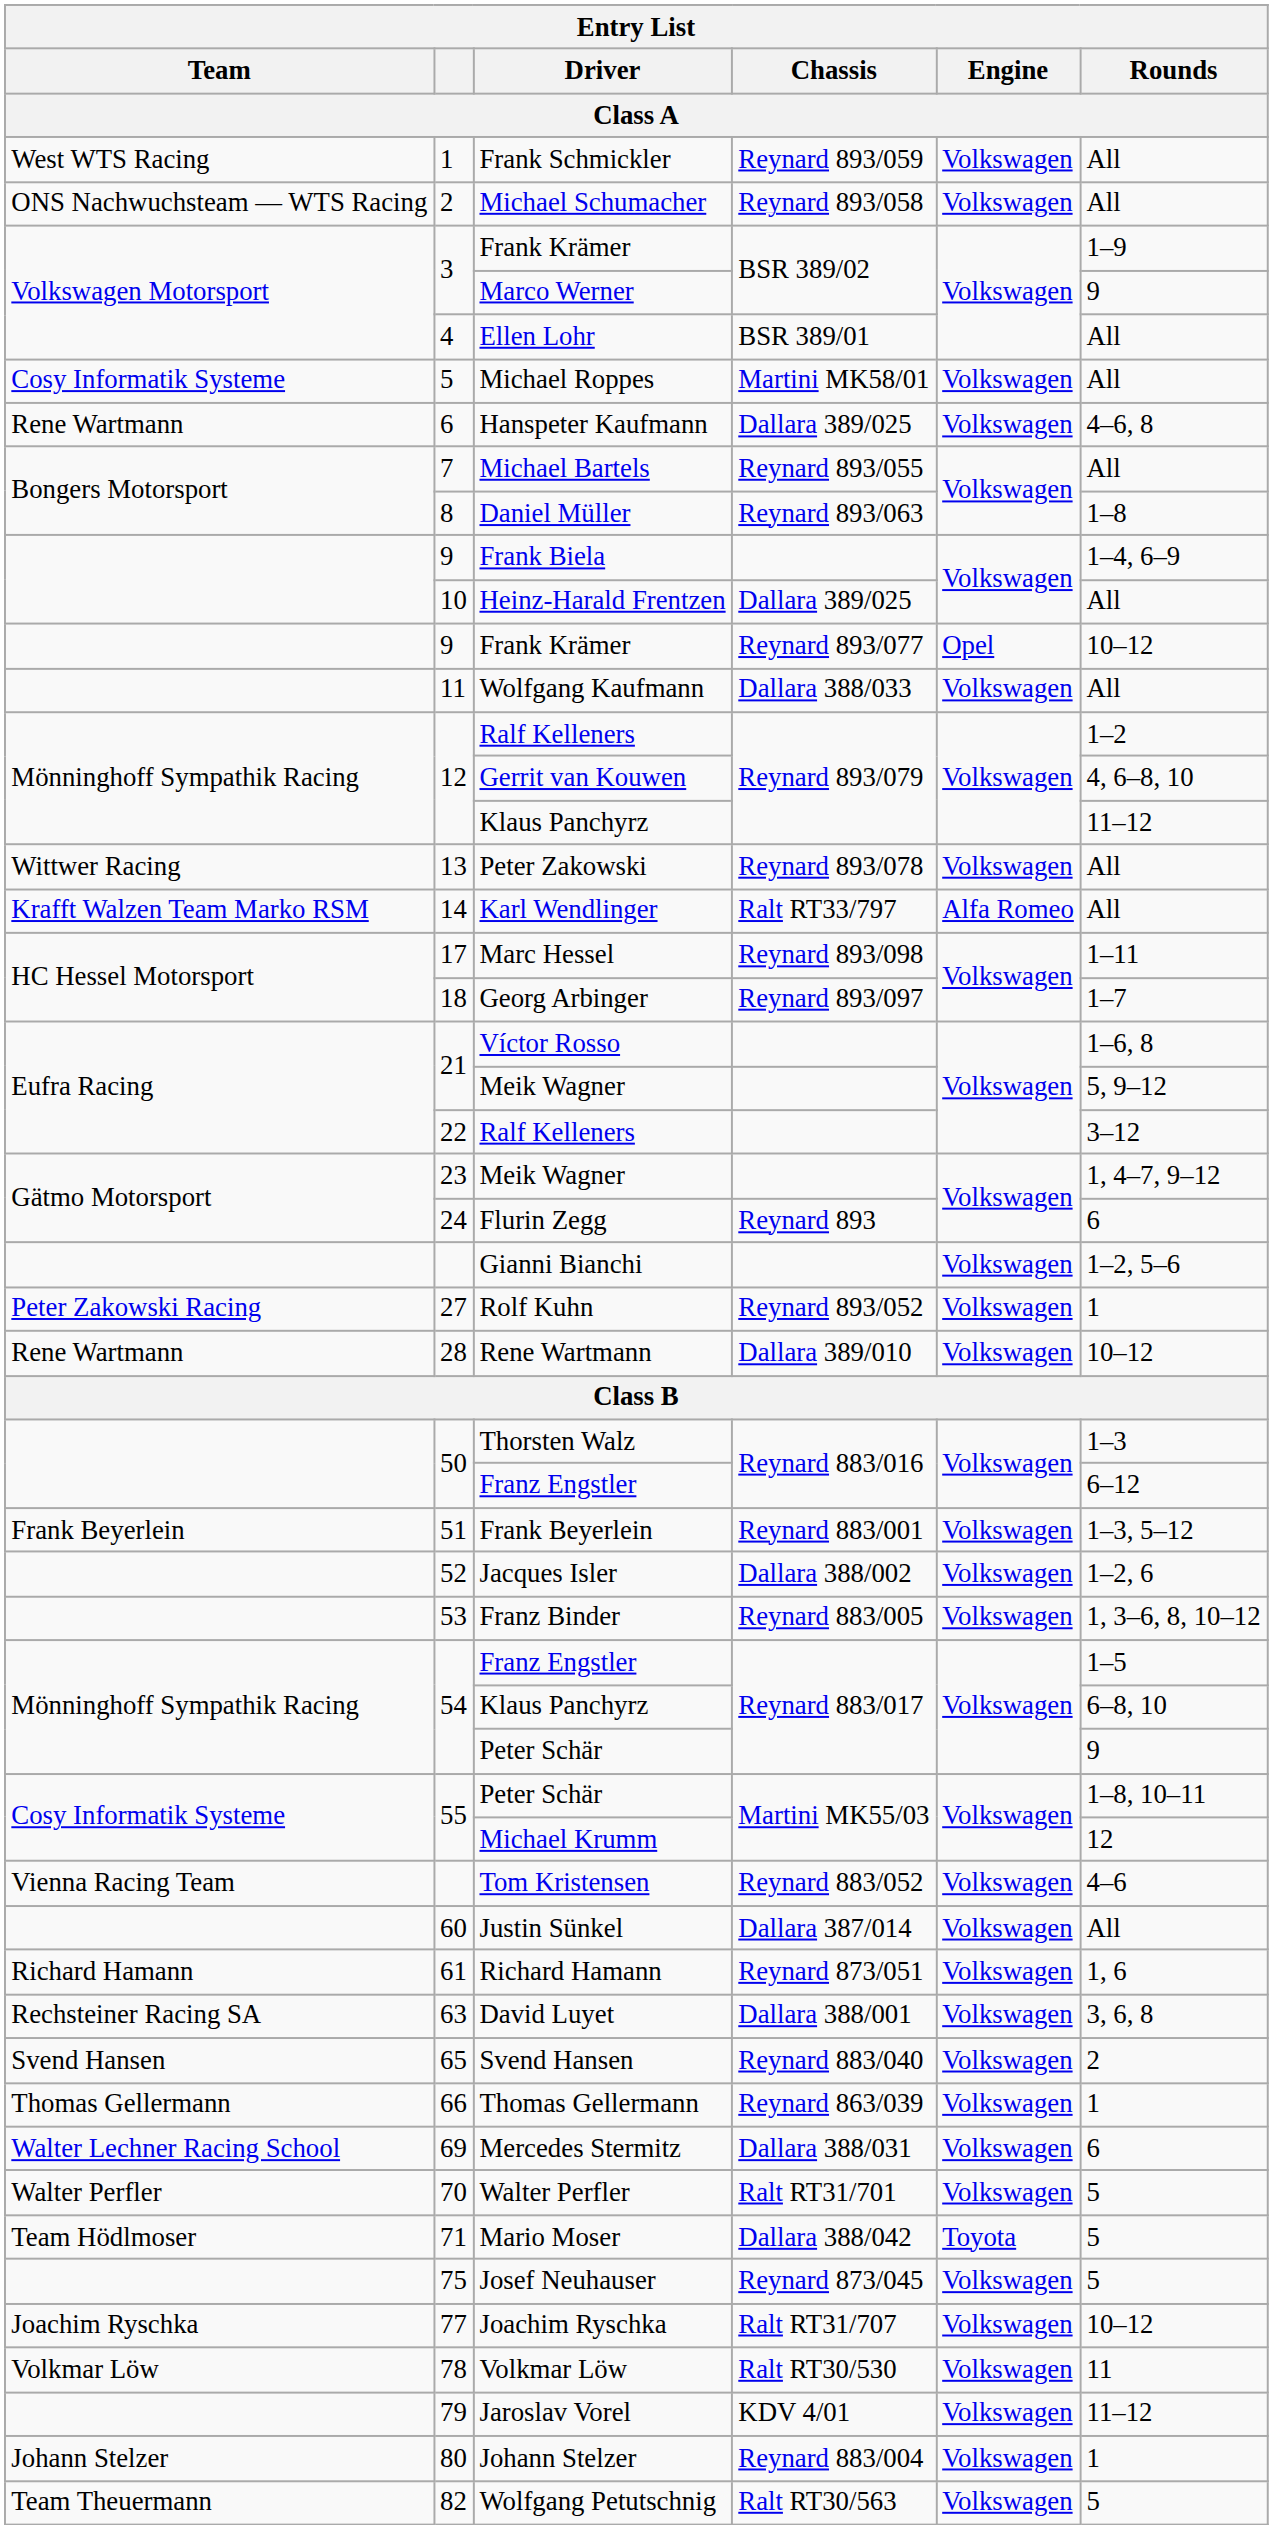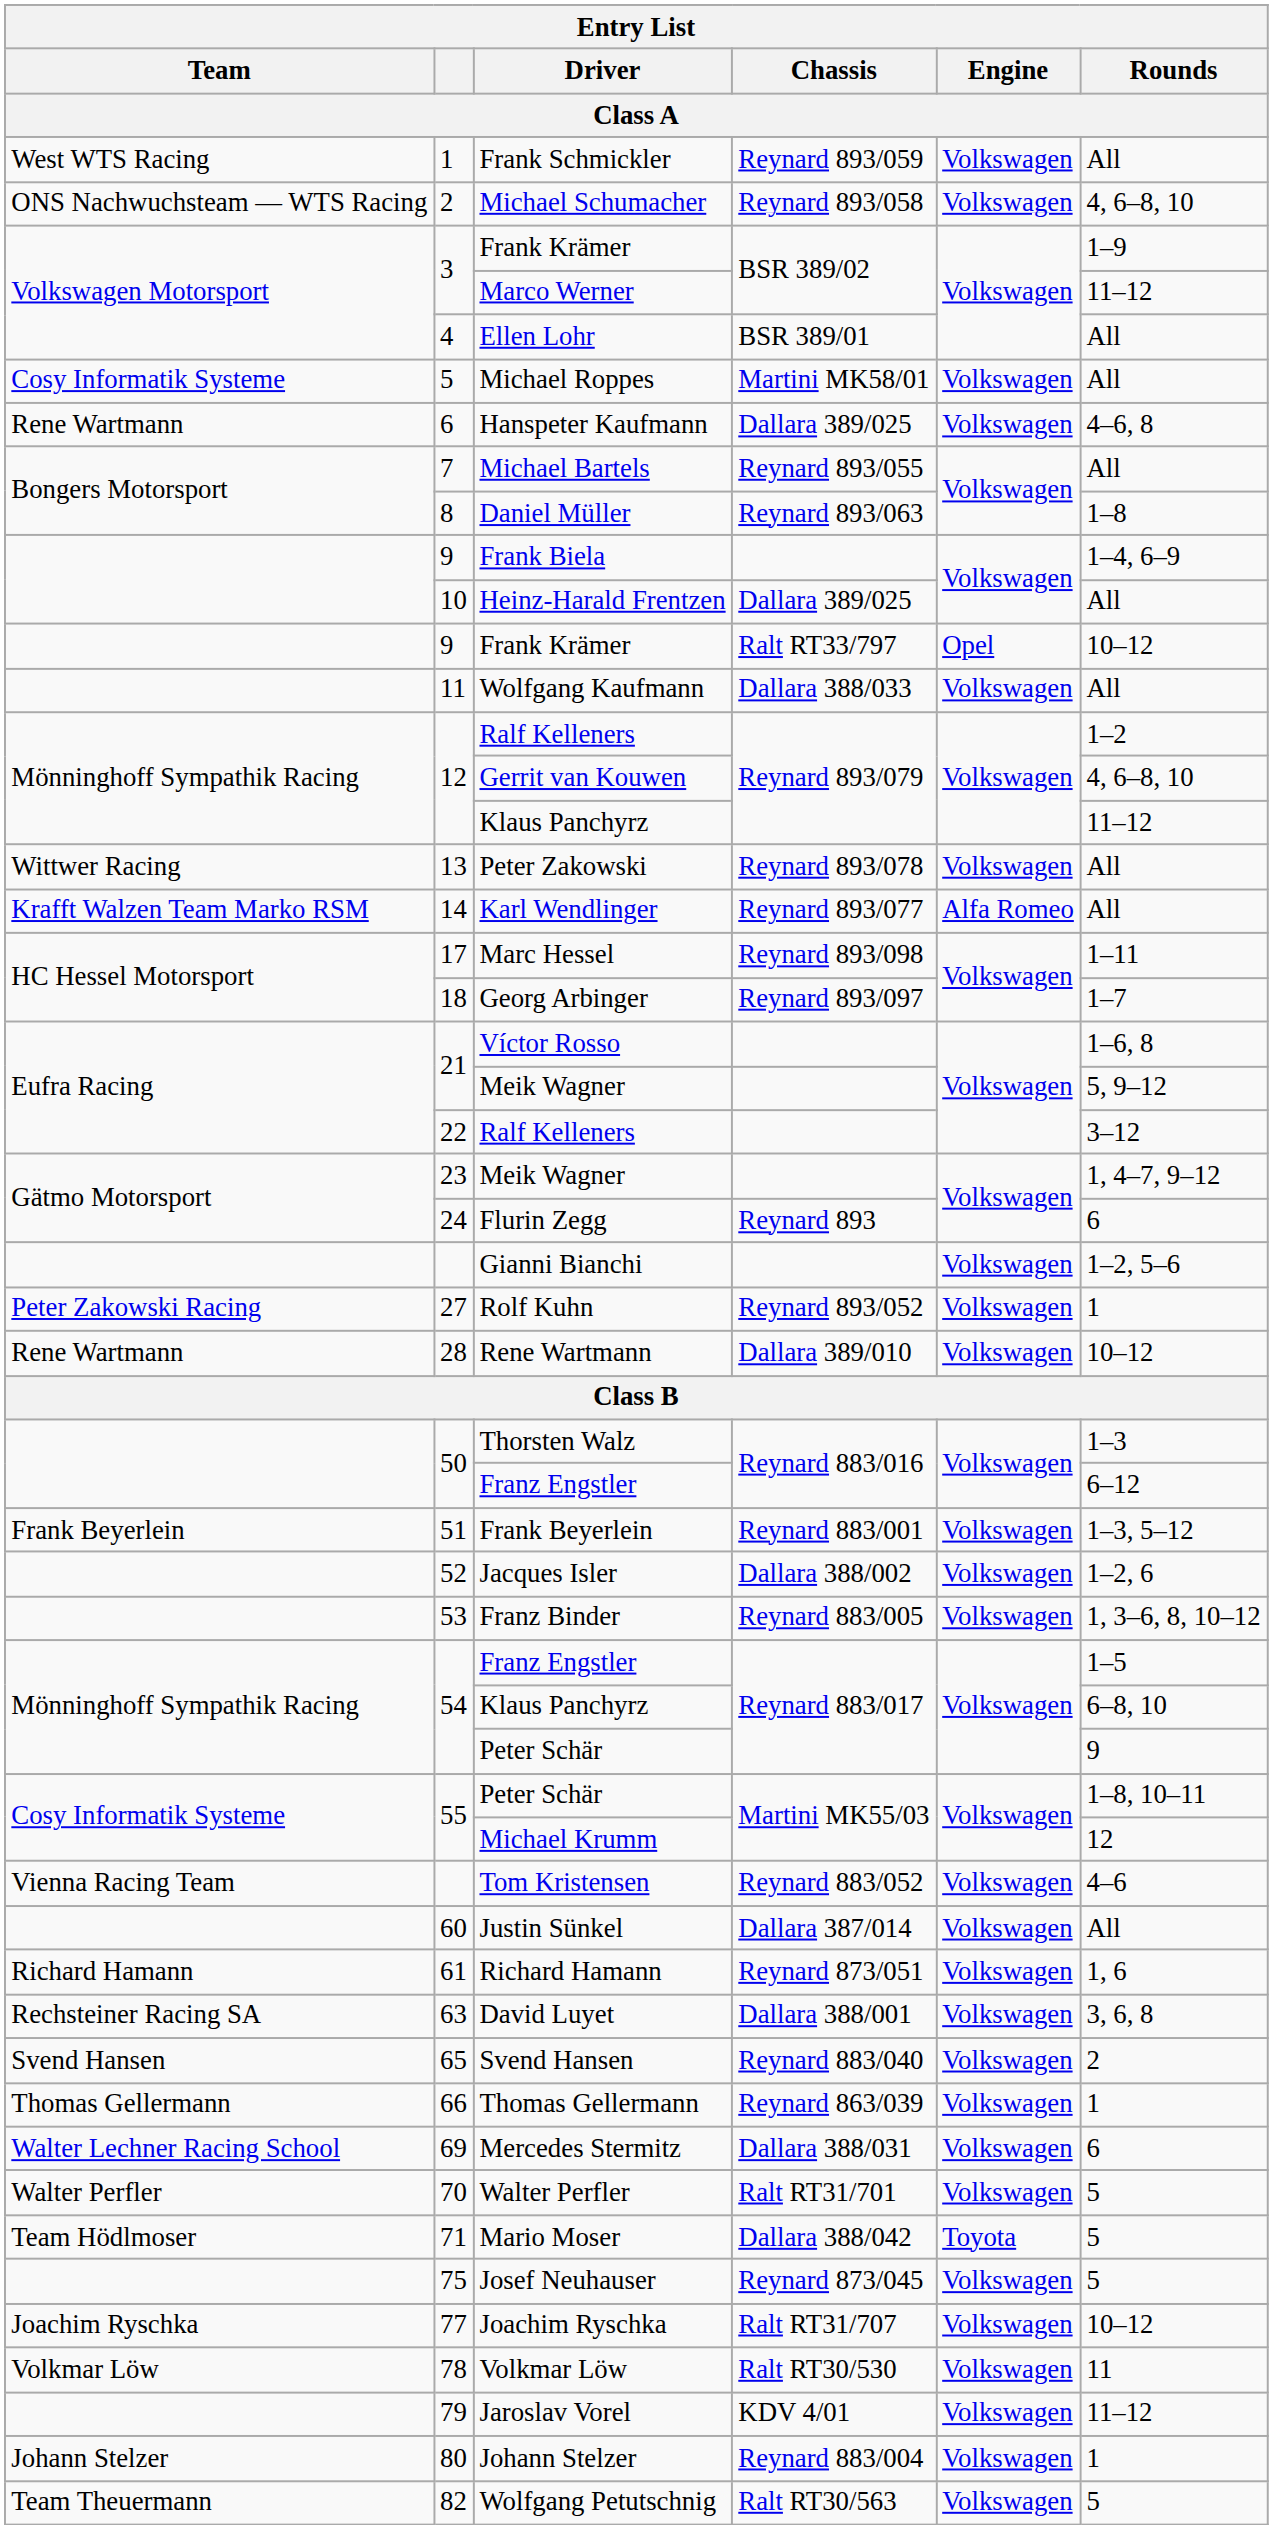(1104, 203) All -> (1140, 203) 4, 6–8, 10
(1093, 291) 9 -> (1119, 291) 11–12
(831, 645) Reynard 893/077 -> (817, 645) Ralt RT33/797
(817, 910) Ralt RT33/797 -> (831, 910) Reynard 893/077
